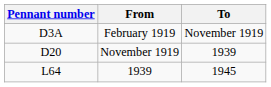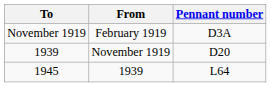columns swapped: (51, 14) <-> (224, 14)
